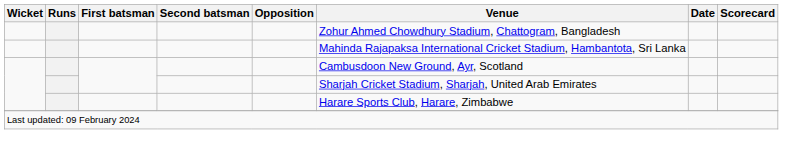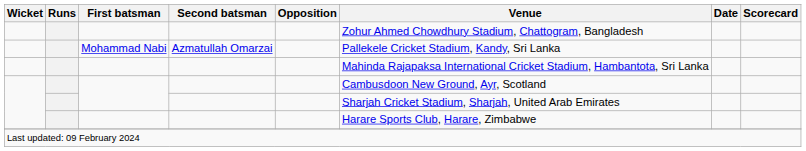+ row: (124, 48)
